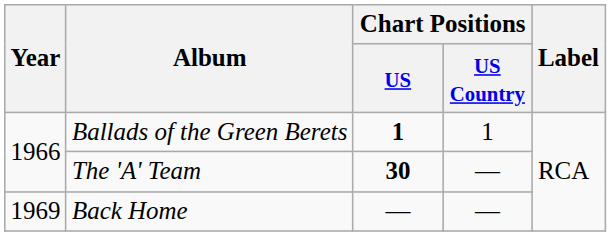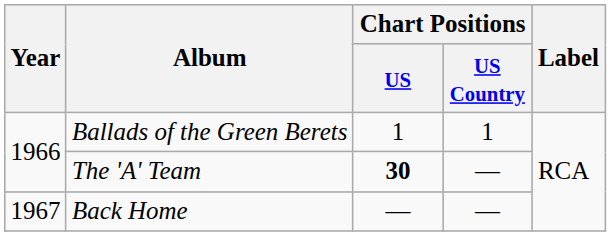(398, 131) bold -> (398, 131) normal
(35, 210) 1969 -> (35, 210) 1967
